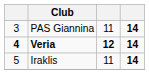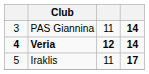(132, 61) 14 -> (132, 61) 17
